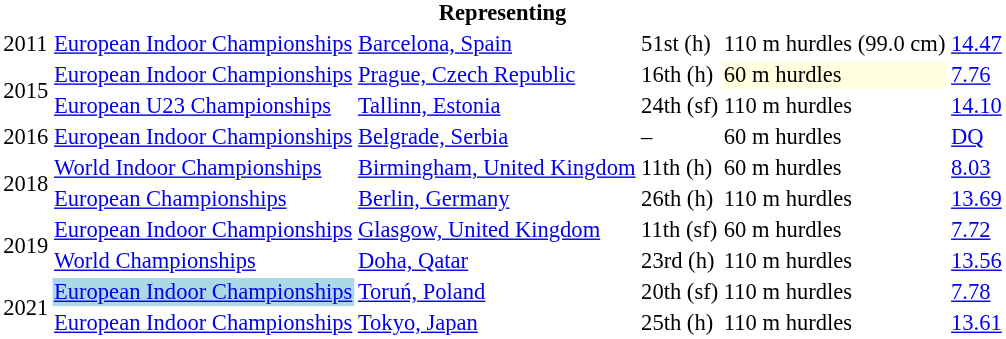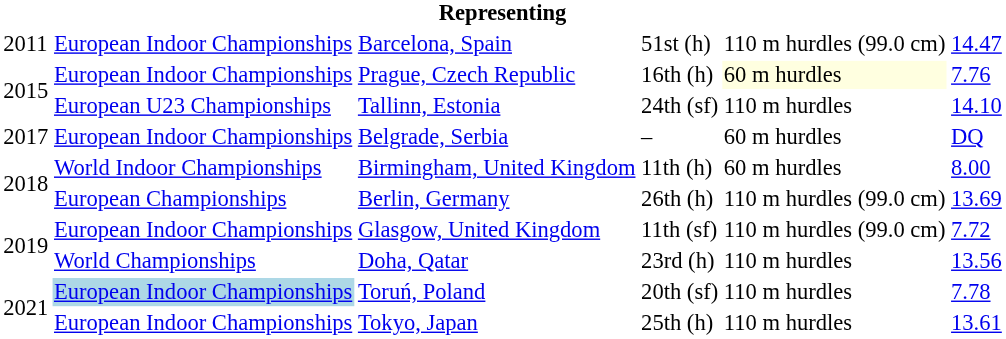(26, 136) 2016 -> (26, 136) 2017
(971, 167) 8.03 -> (971, 167) 8.00
(788, 198) 110 m hurdles -> (835, 198) 110 m hurdles (99.0 cm)
(783, 229) 60 m hurdles -> (835, 229) 110 m hurdles (99.0 cm)
